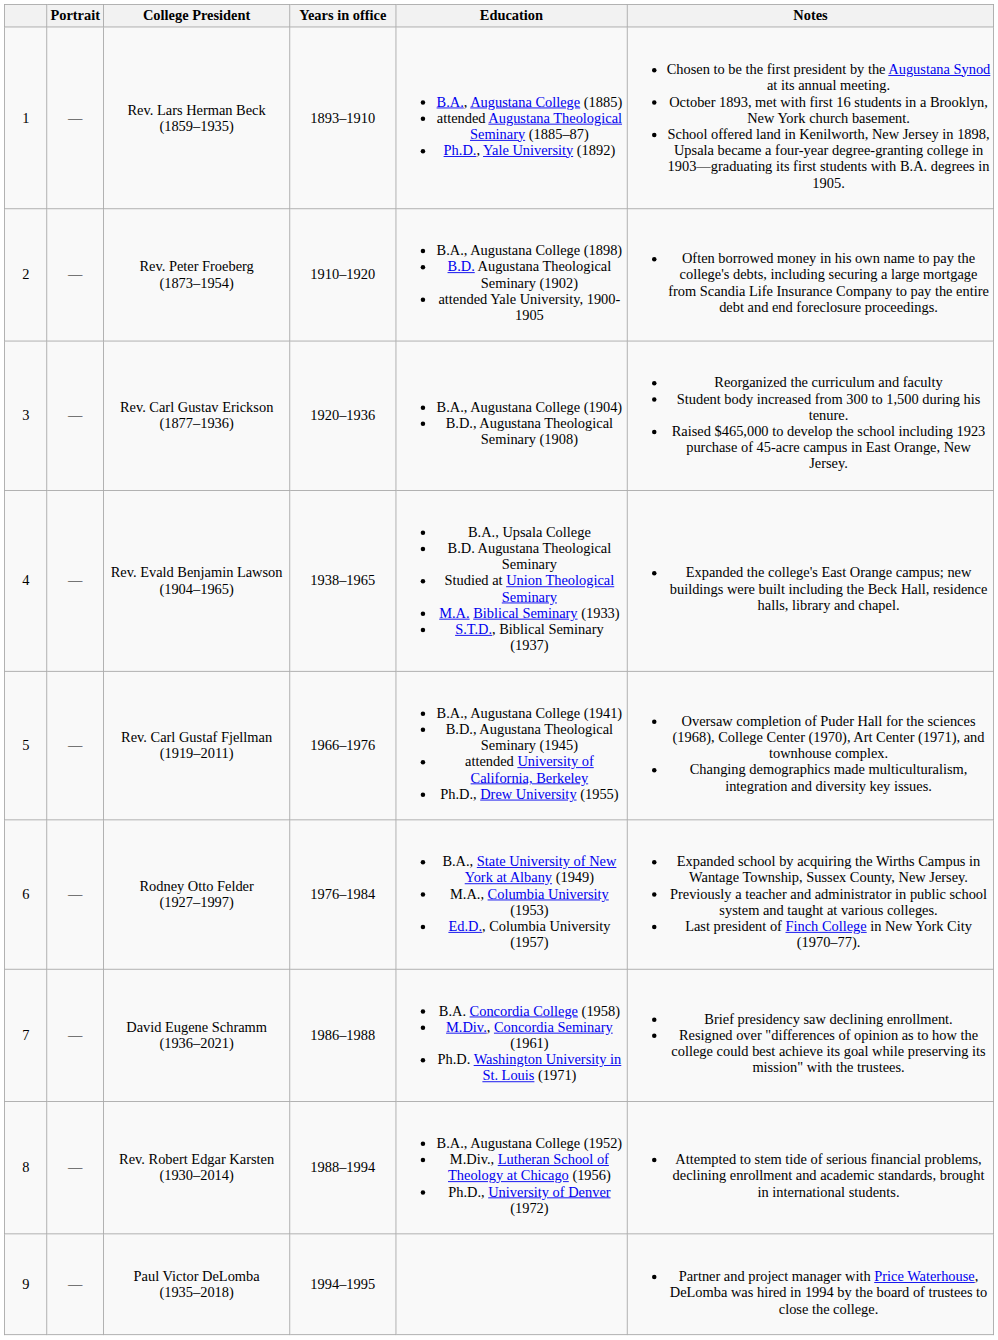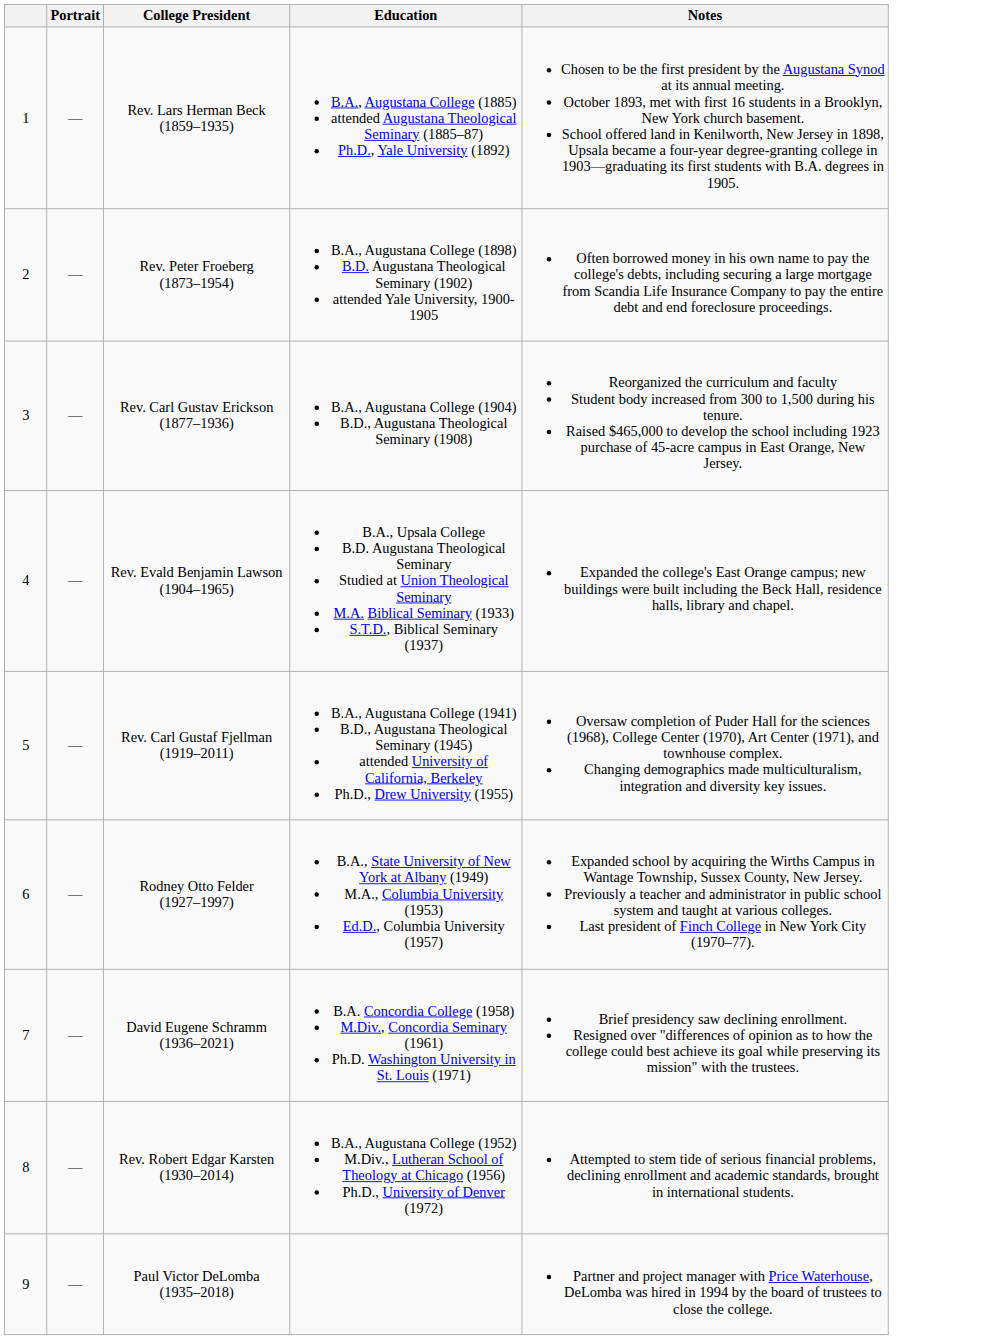- column: (343, 15)
